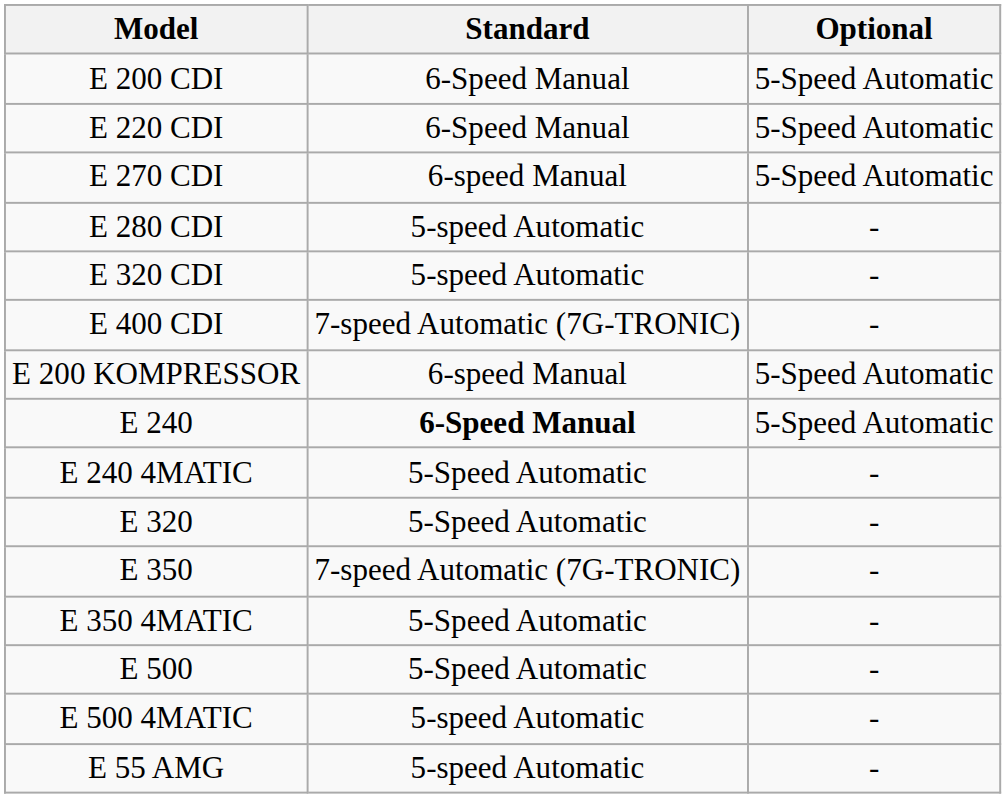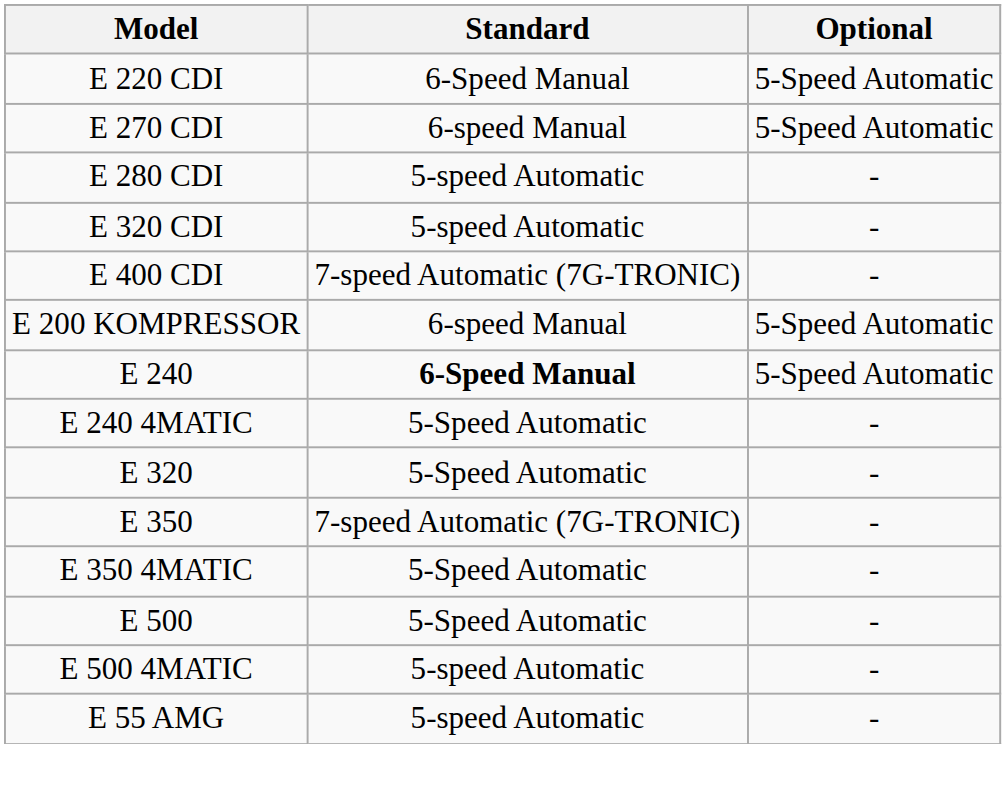- row: (156, 78)
